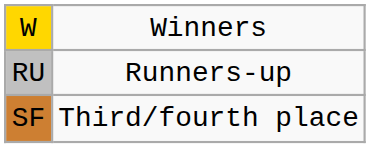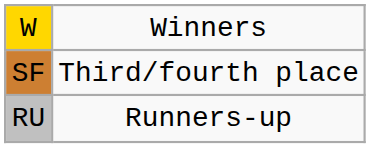rows swapped: (28, 73) <-> (28, 118)
